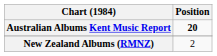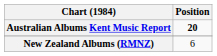(192, 43) 2 -> (192, 43) 6
